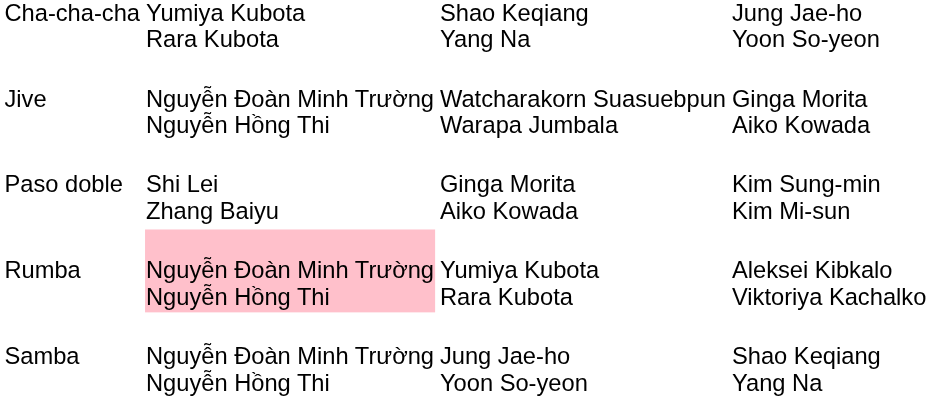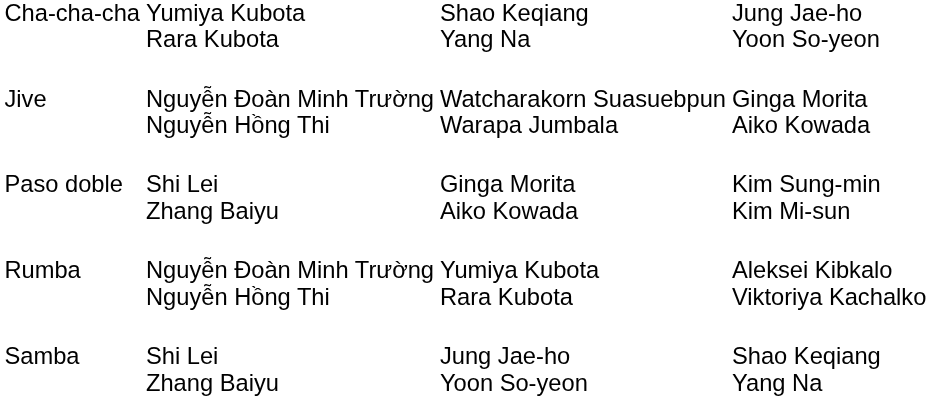(290, 284) pink background -> (290, 284) no background
(290, 369) Nguyễn Đoàn Minh Trường Nguyễn Hồng Thi -> (212, 369) Shi Lei Zhang Baiyu
